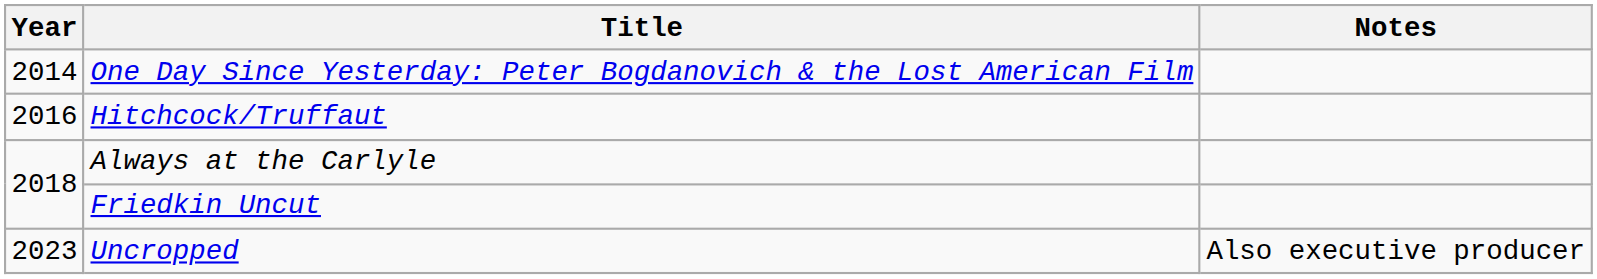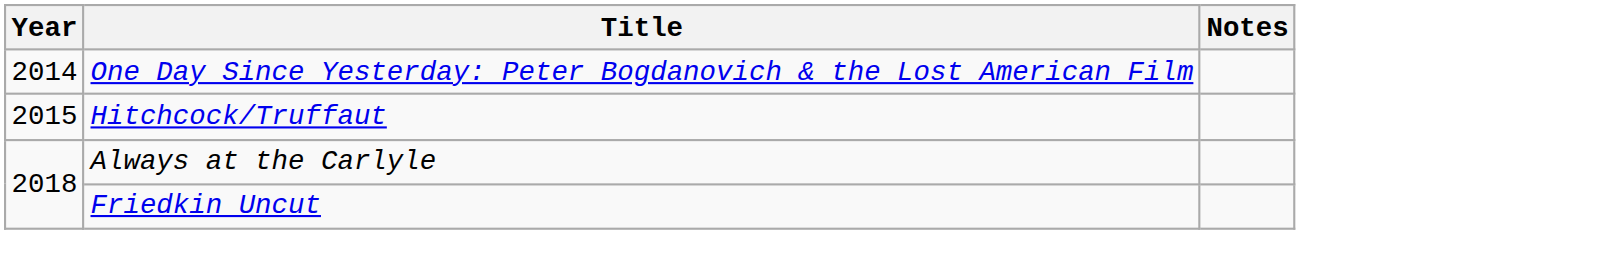(45, 117) 2016 -> (45, 117) 2015
- row: (165, 251)
